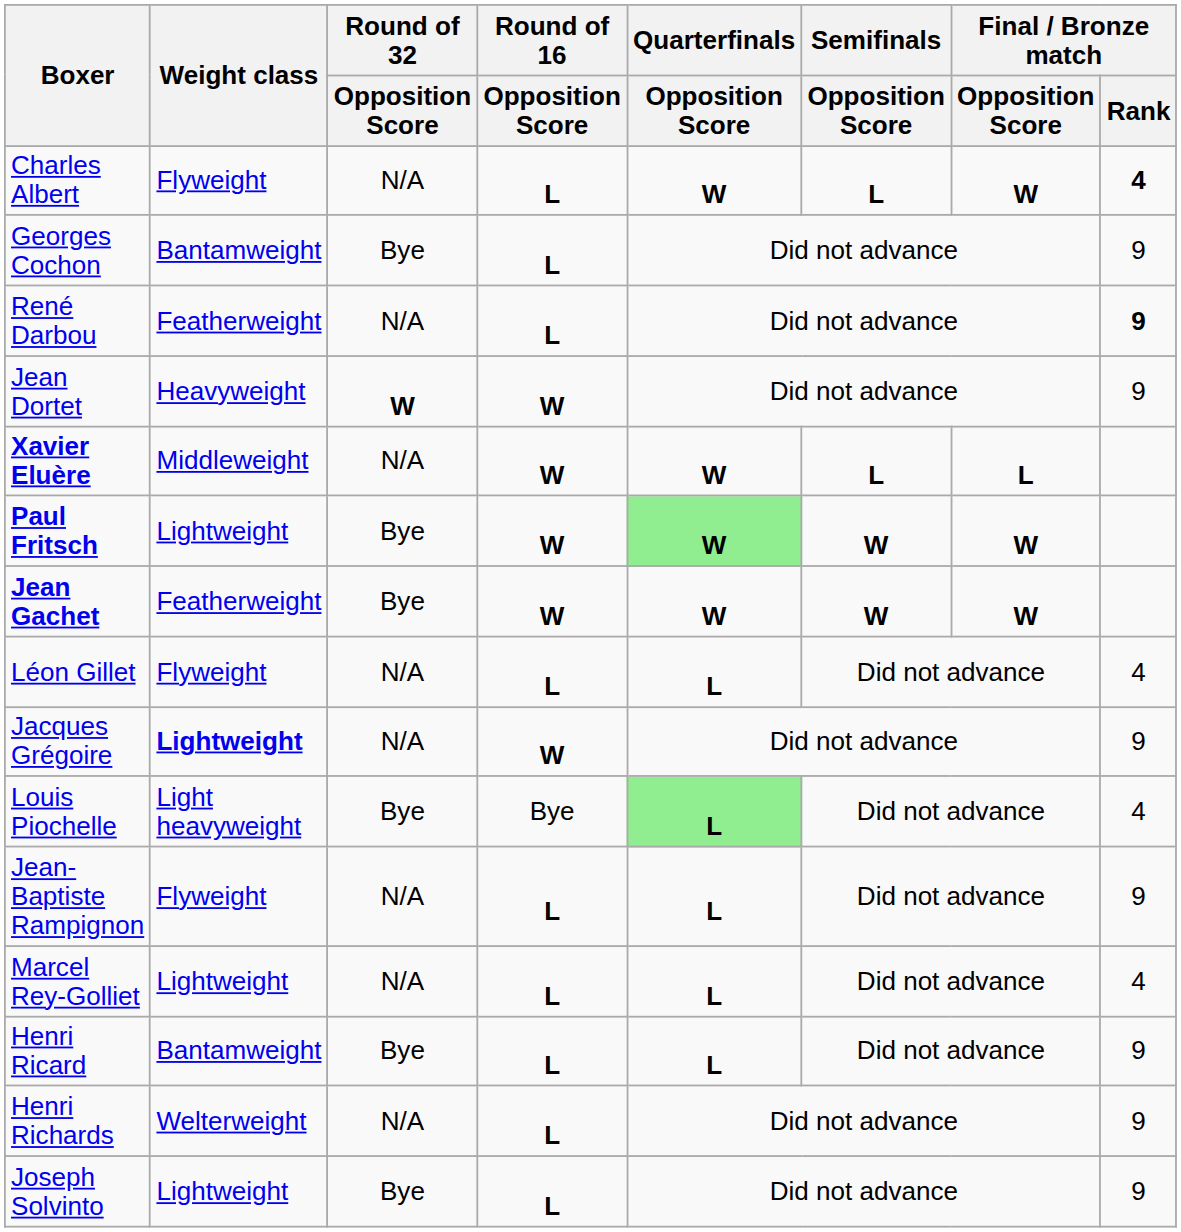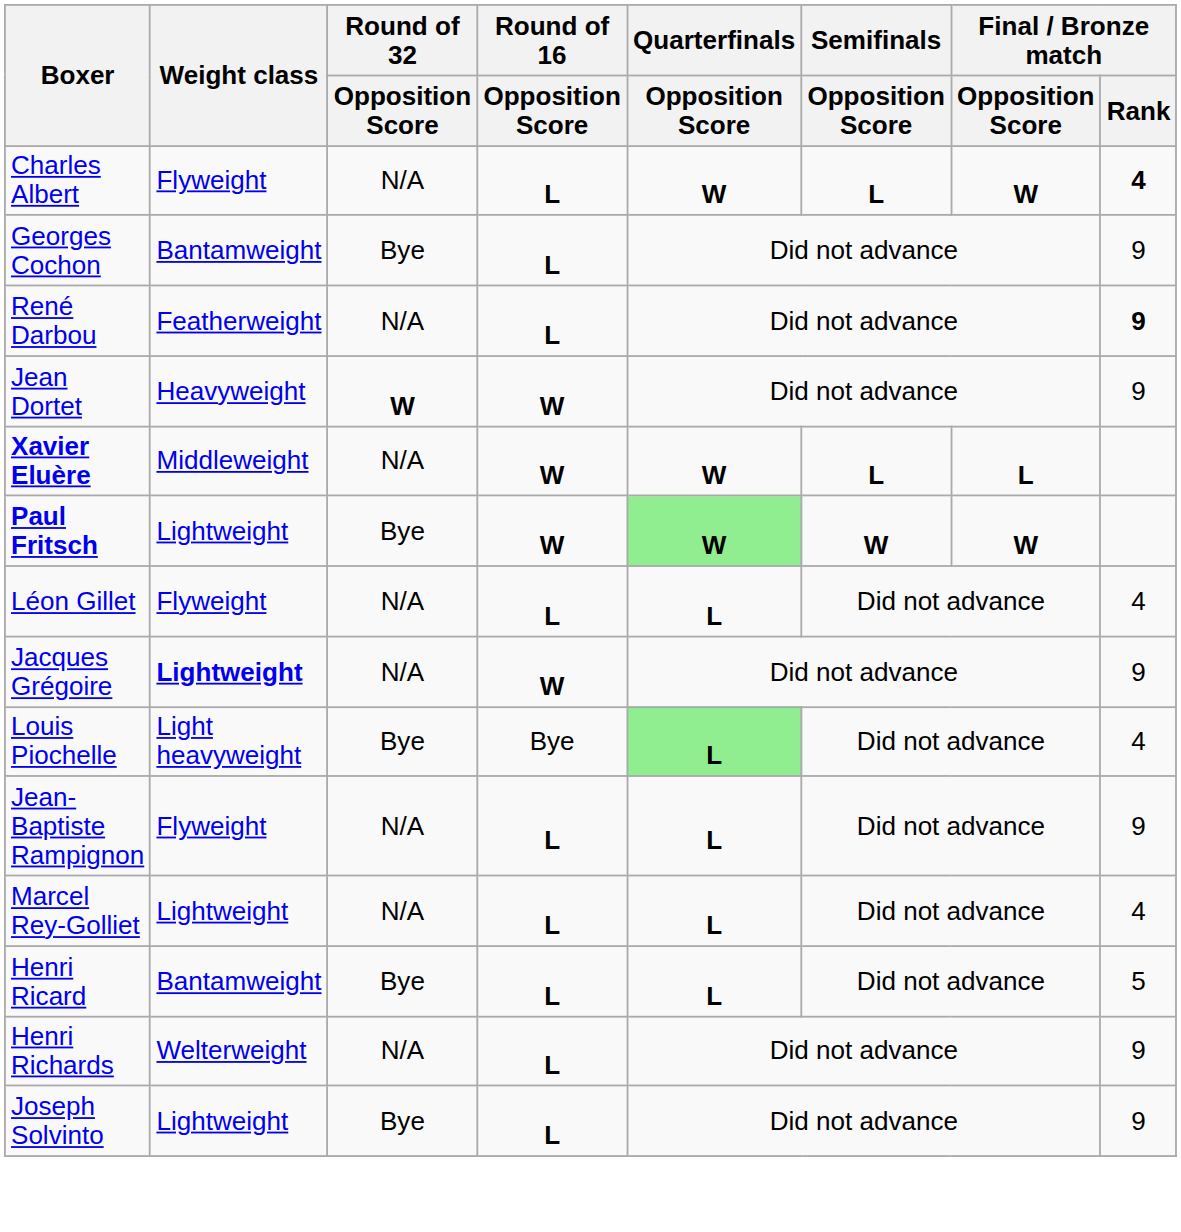- row: (55, 601)
(1139, 1051) 9 -> (1139, 981) 5
